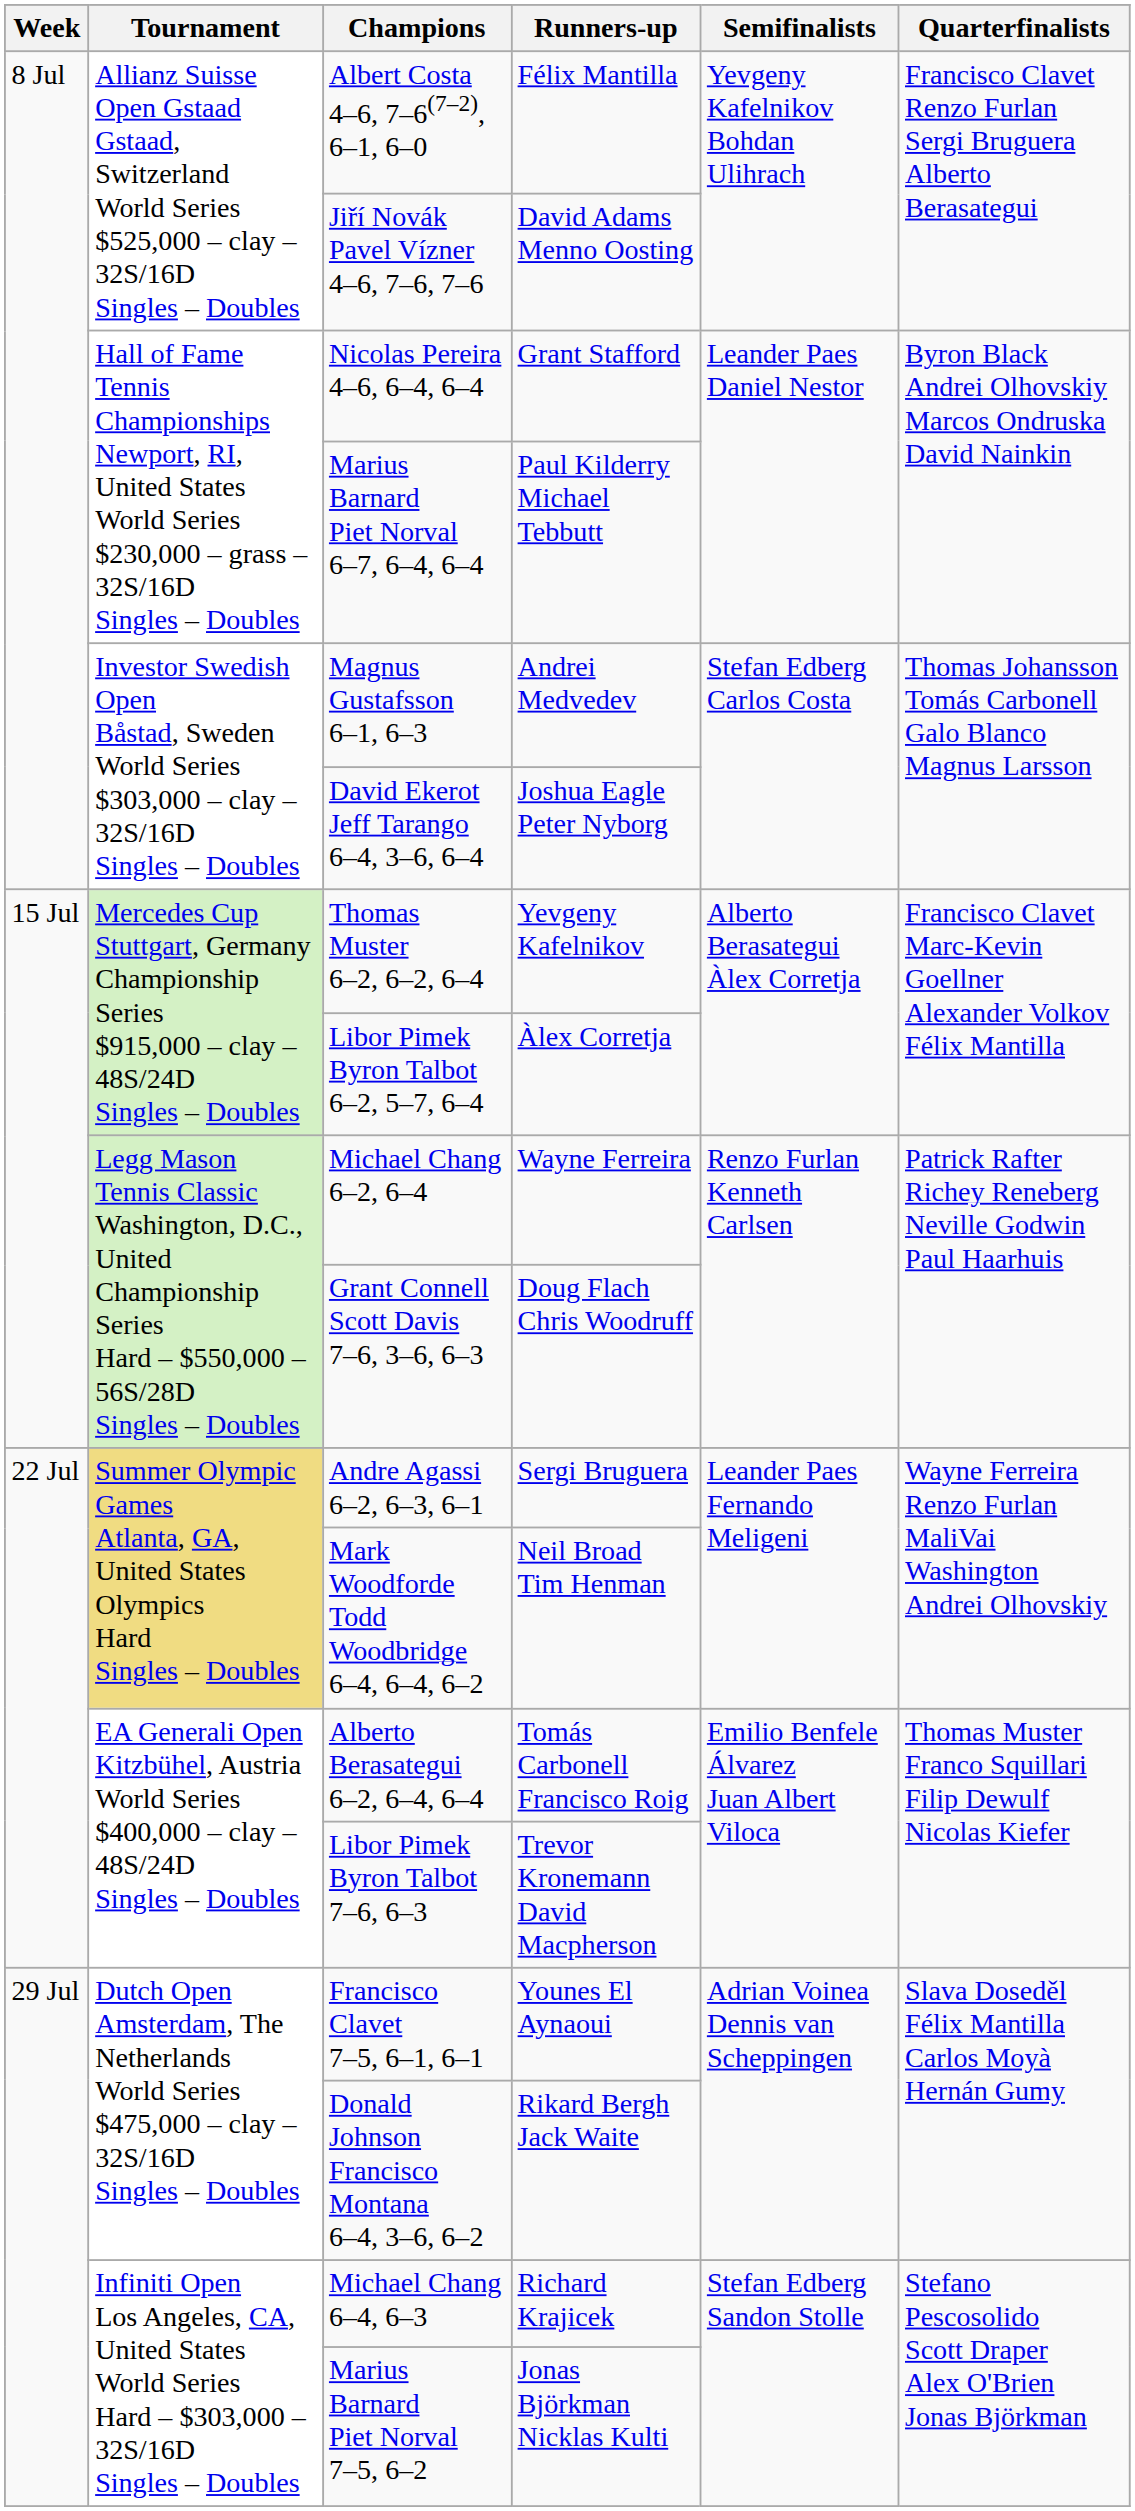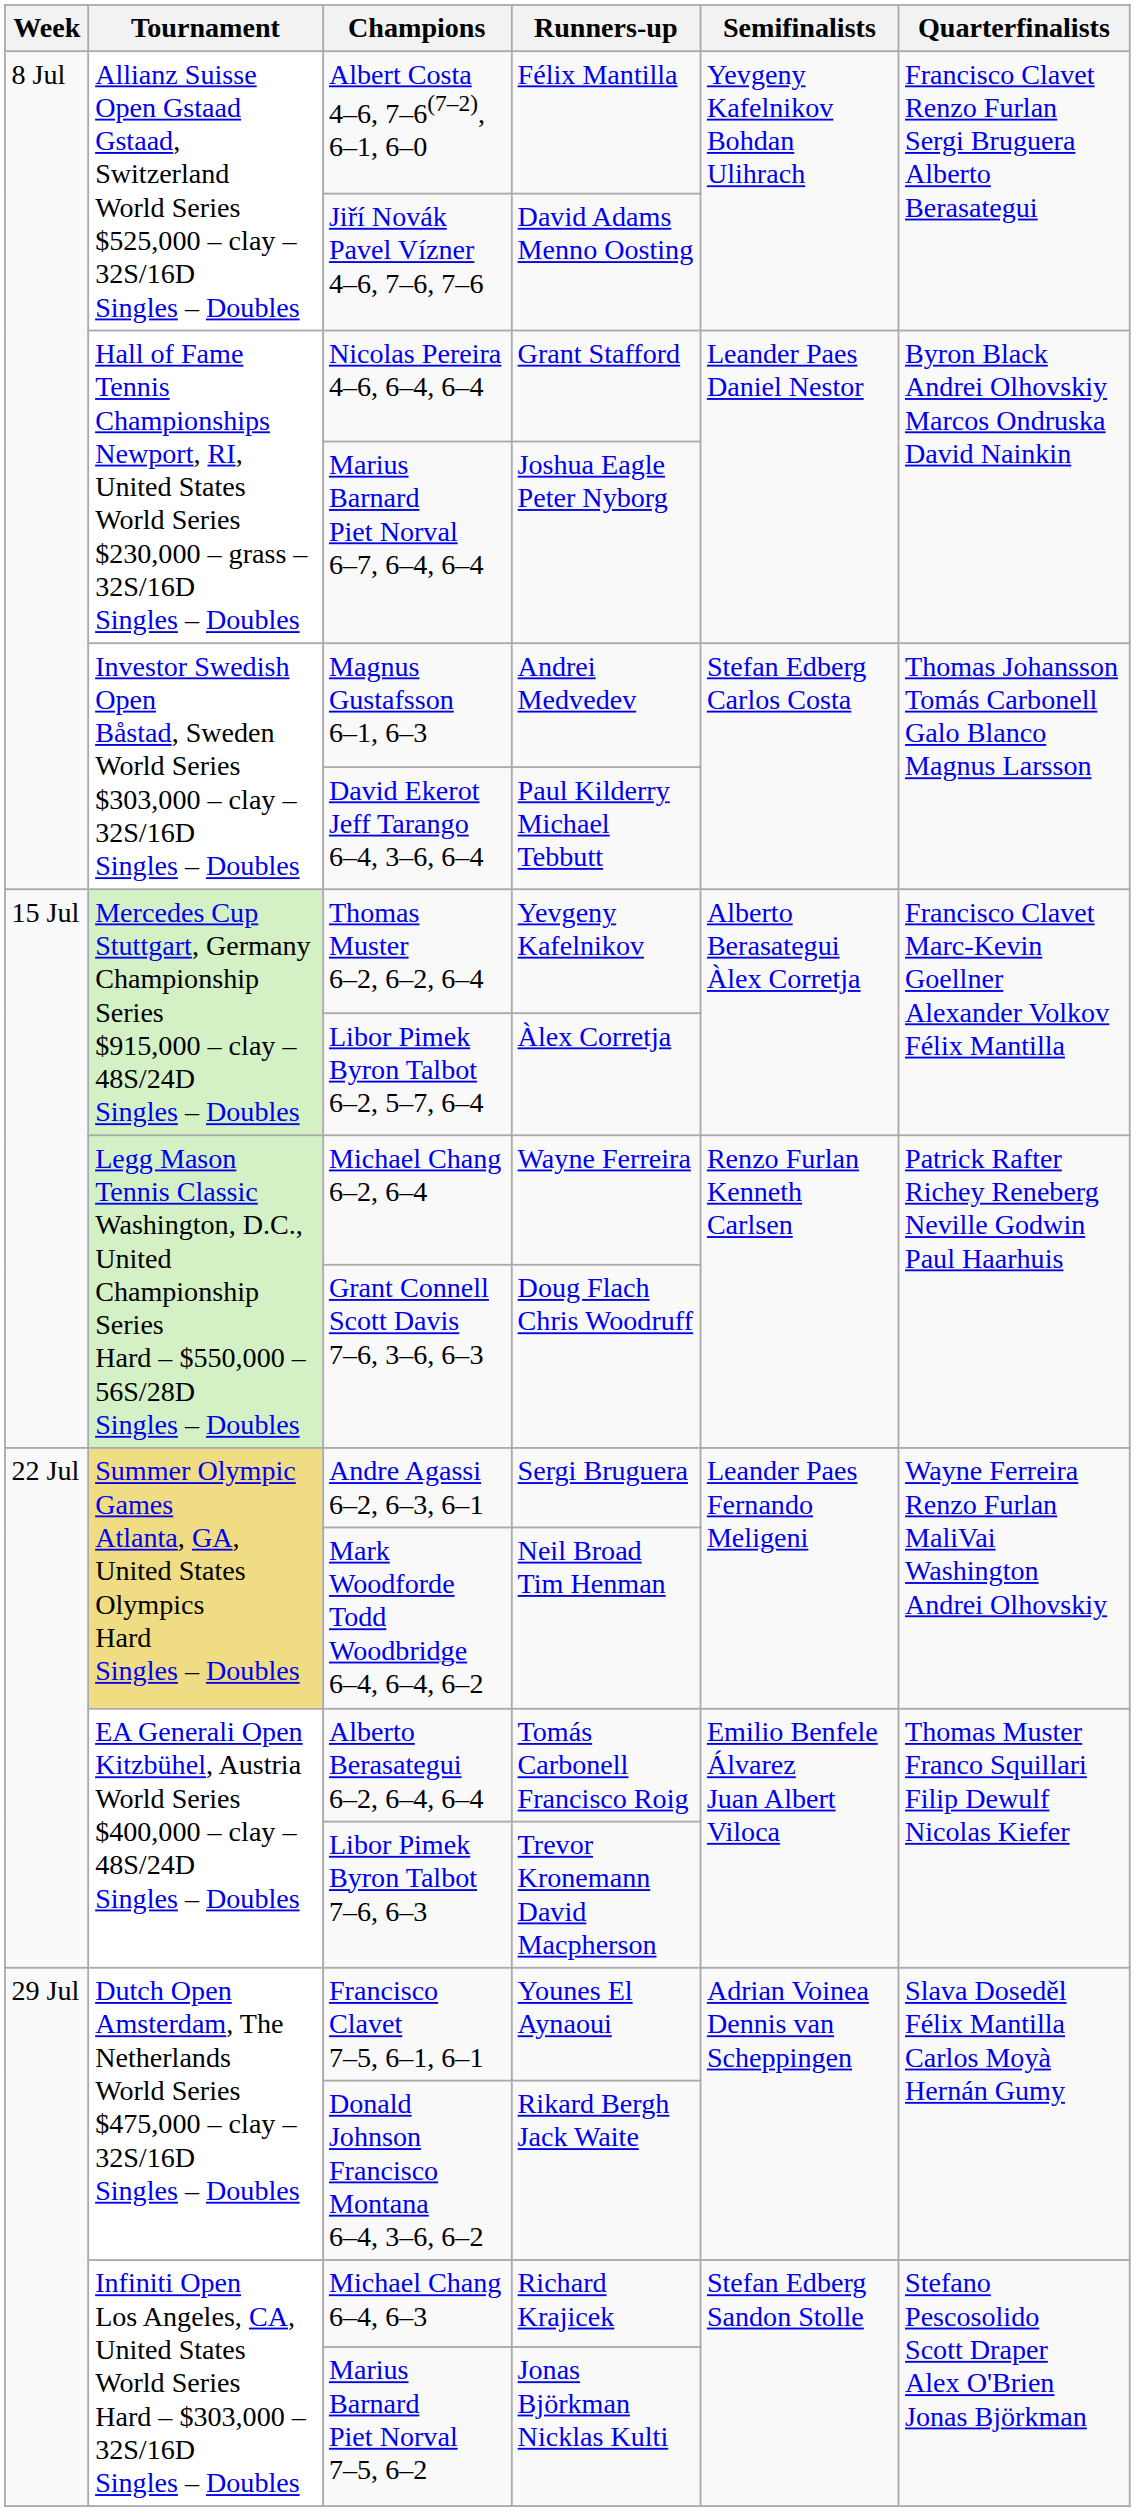(594, 497) Paul Kilderry Michael Tebbutt -> (593, 480) Joshua Eagle Peter Nyborg
(593, 806) Joshua Eagle Peter Nyborg -> (594, 822) Paul Kilderry Michael Tebbutt
